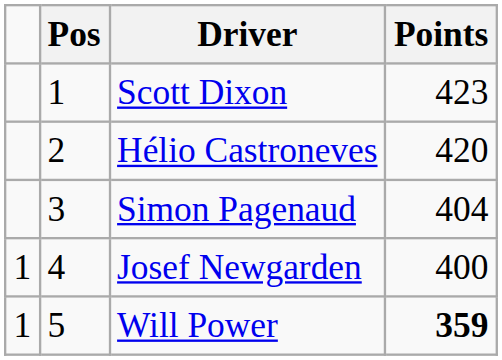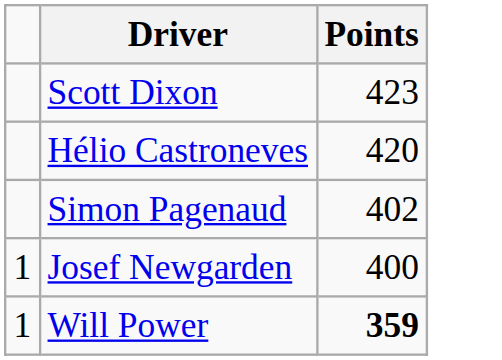- column: (74, 33)
(462, 209) 404 -> (392, 209) 402
